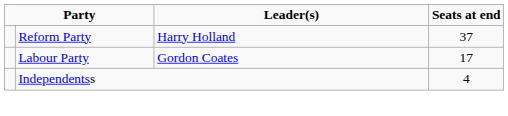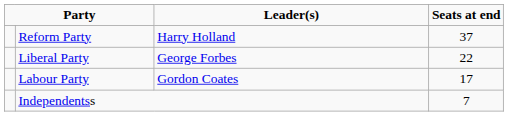+ row: (54, 57)
(466, 79) 4 -> (466, 100) 7
